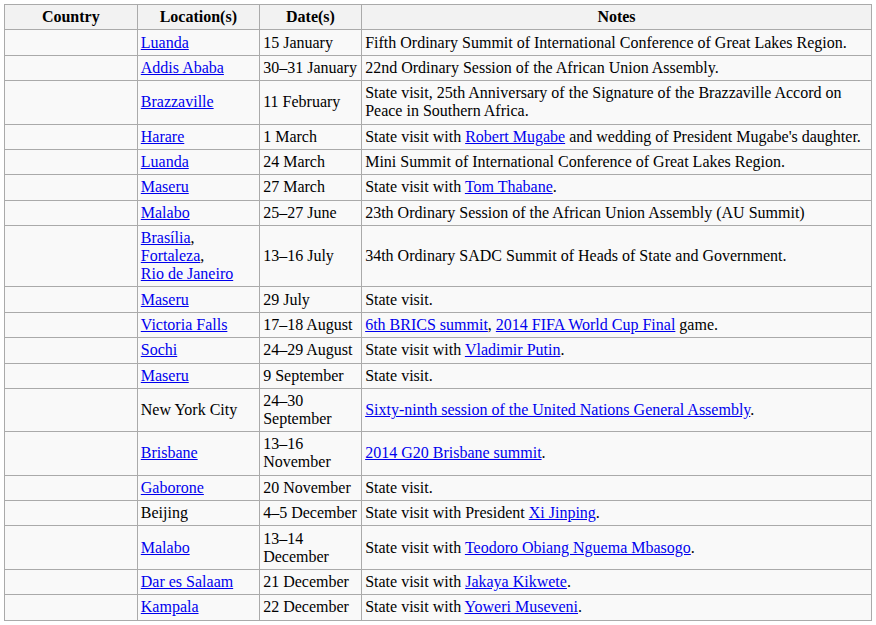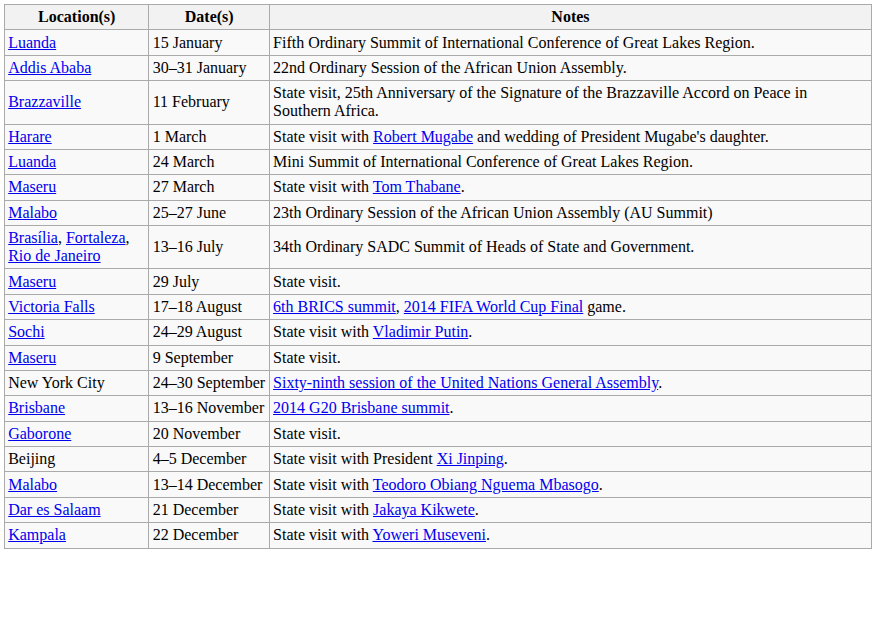- column: (71, 17)
